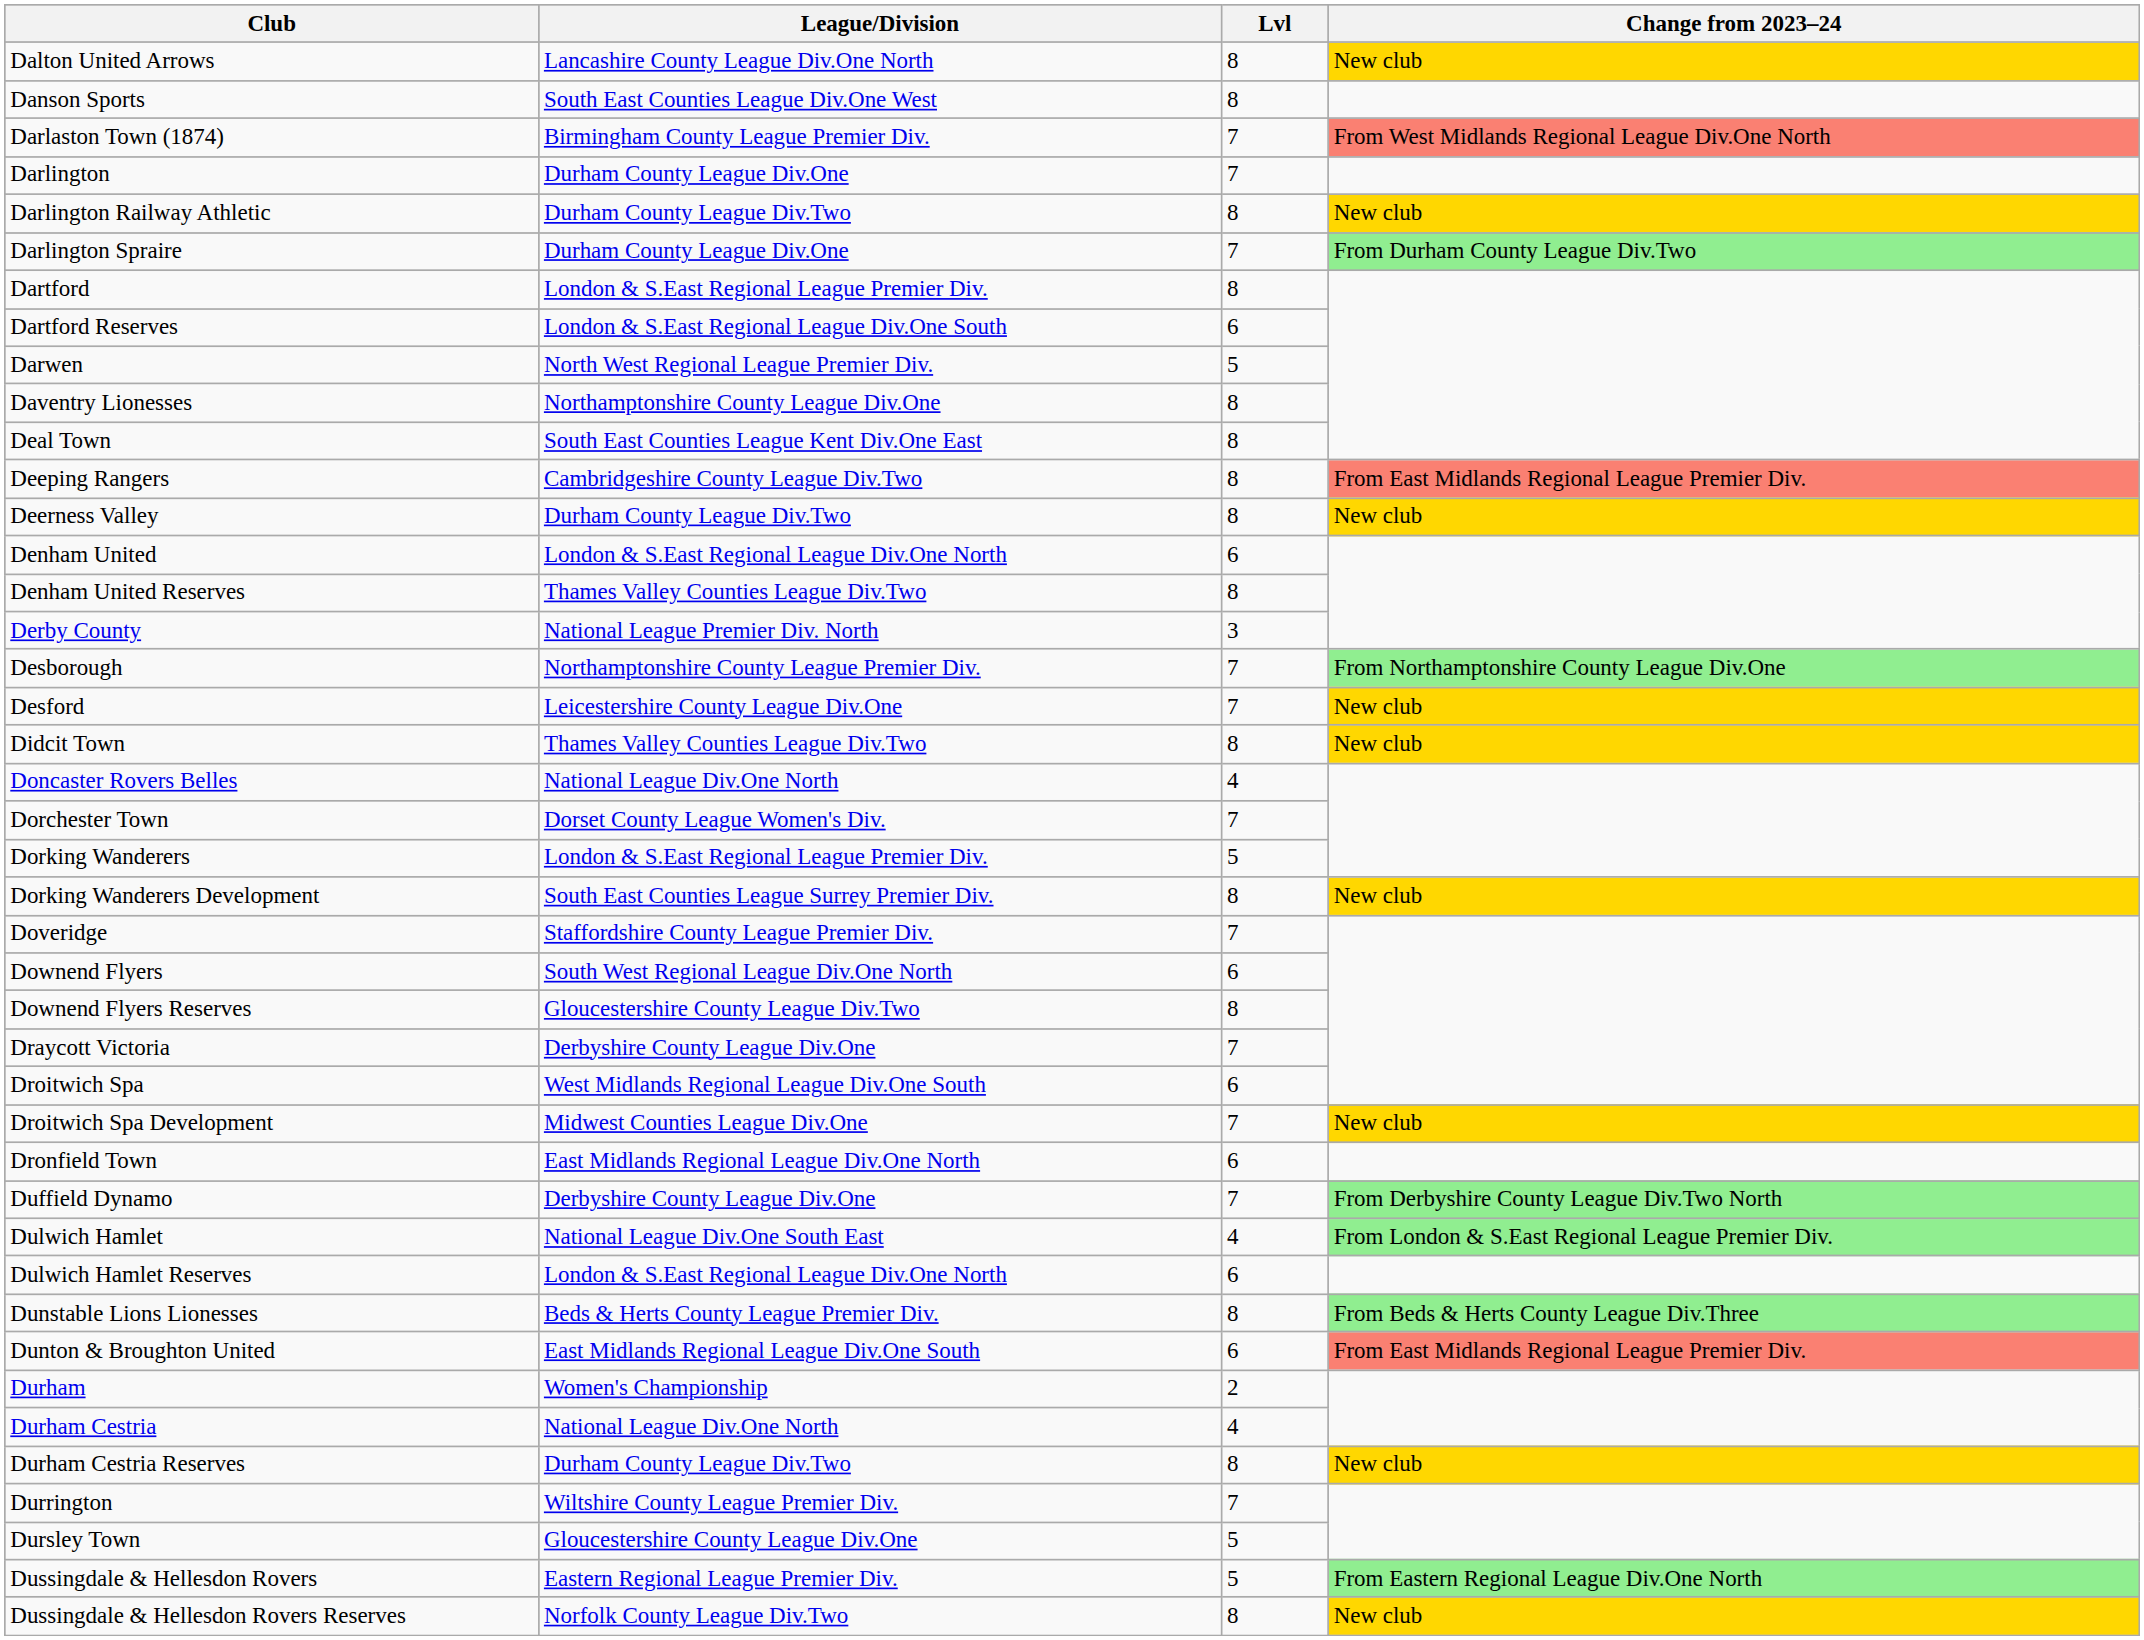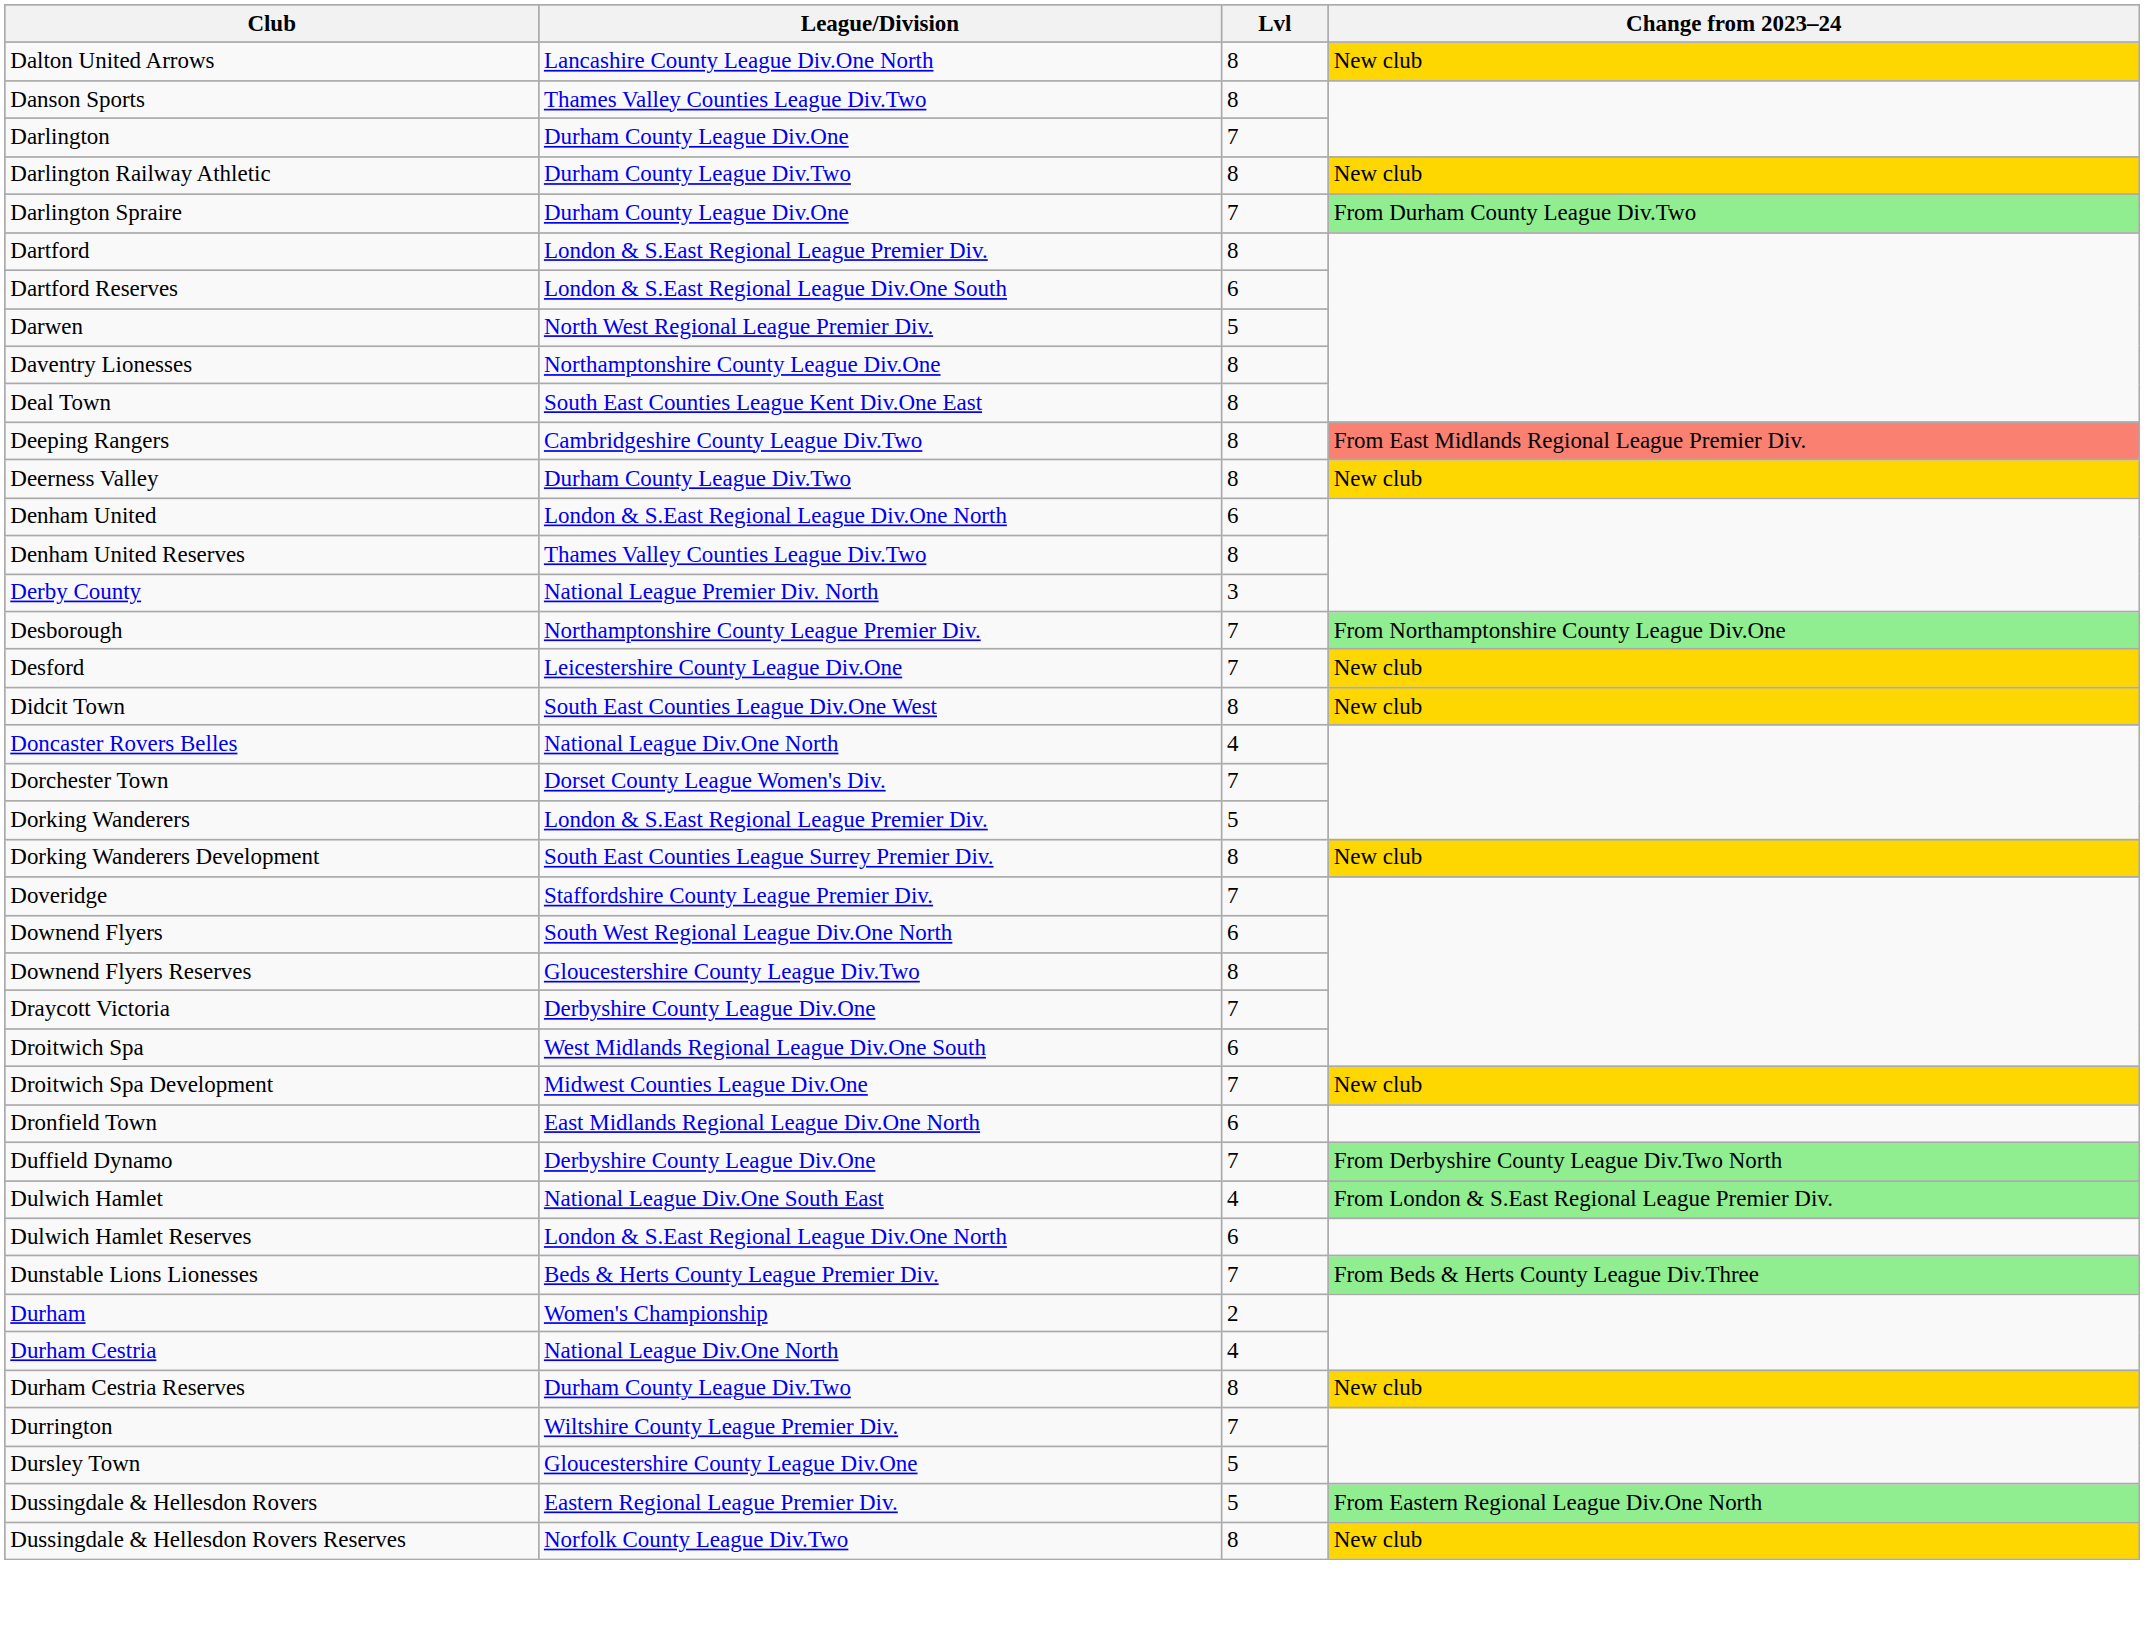(740, 98) South East Counties League Div.One West -> (735, 98) Thames Valley Counties League Div.Two
- row: (117, 136)
(735, 743) Thames Valley Counties League Div.Two -> (740, 705) South East Counties League Div.One West
(1233, 1312) 8 -> (1233, 1274) 7
- row: (143, 1350)
